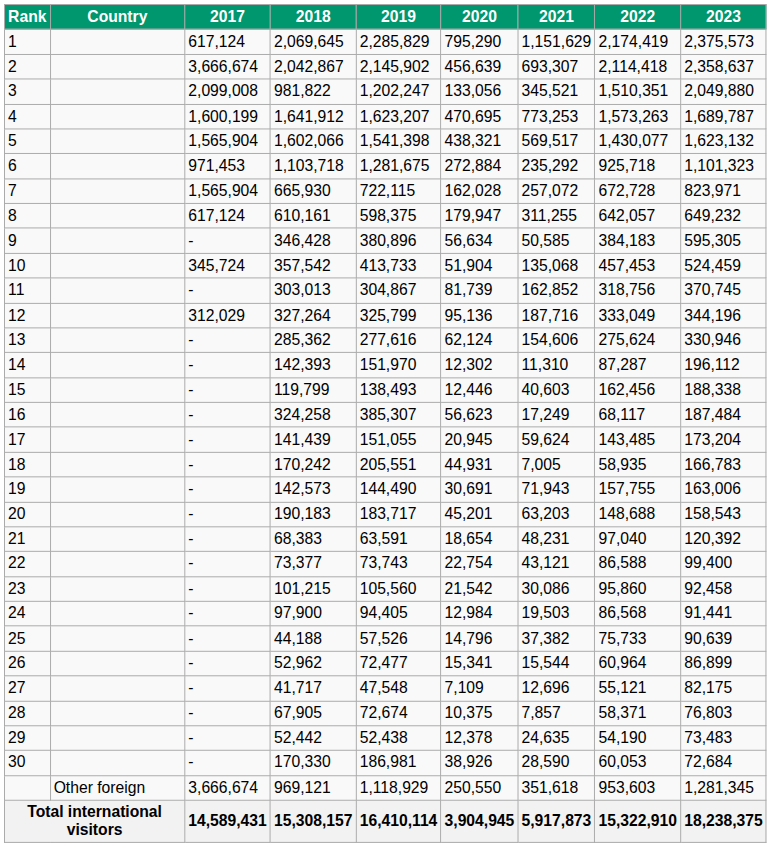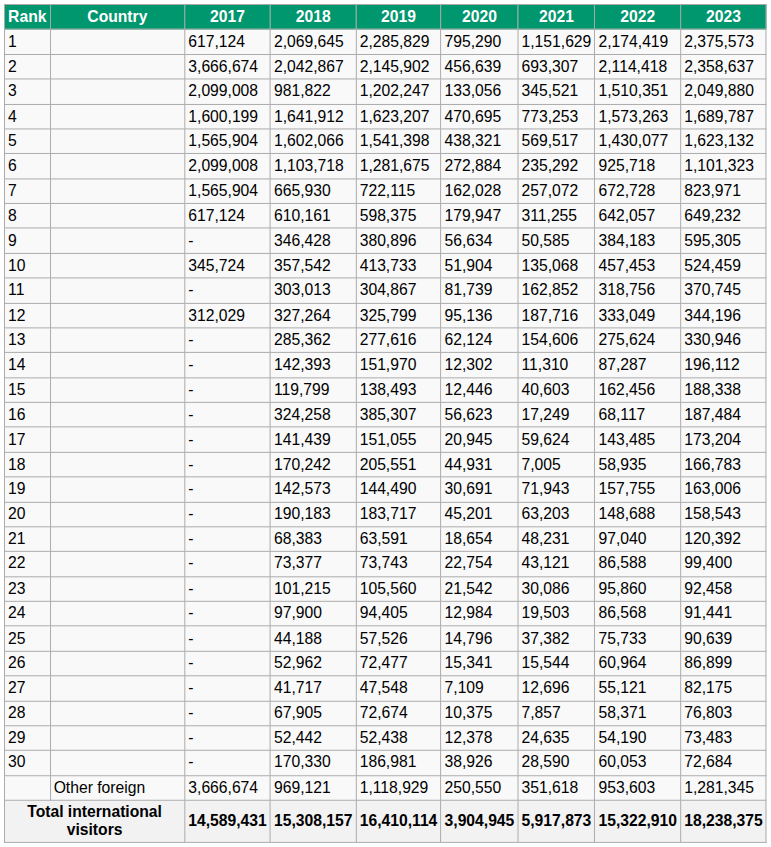(217, 166) 971,453 -> (223, 166) 2,099,008
